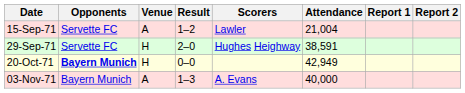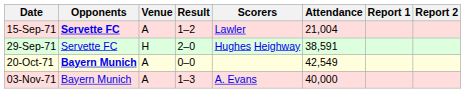(89, 29) normal -> (90, 29) bold
(145, 63) H -> (145, 63) A
(321, 63) 42,949 -> (321, 63) 42,549
